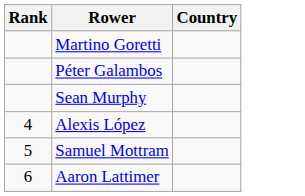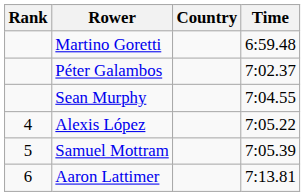+ column: (270, 17)
